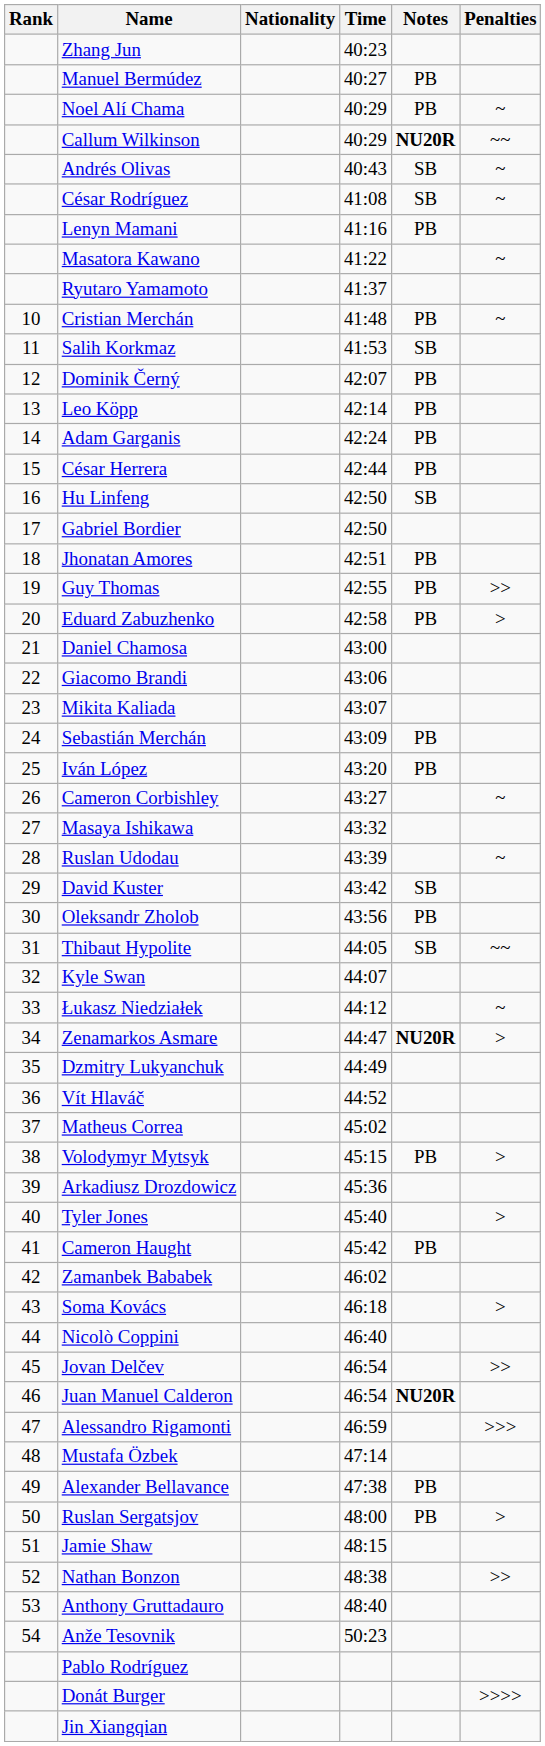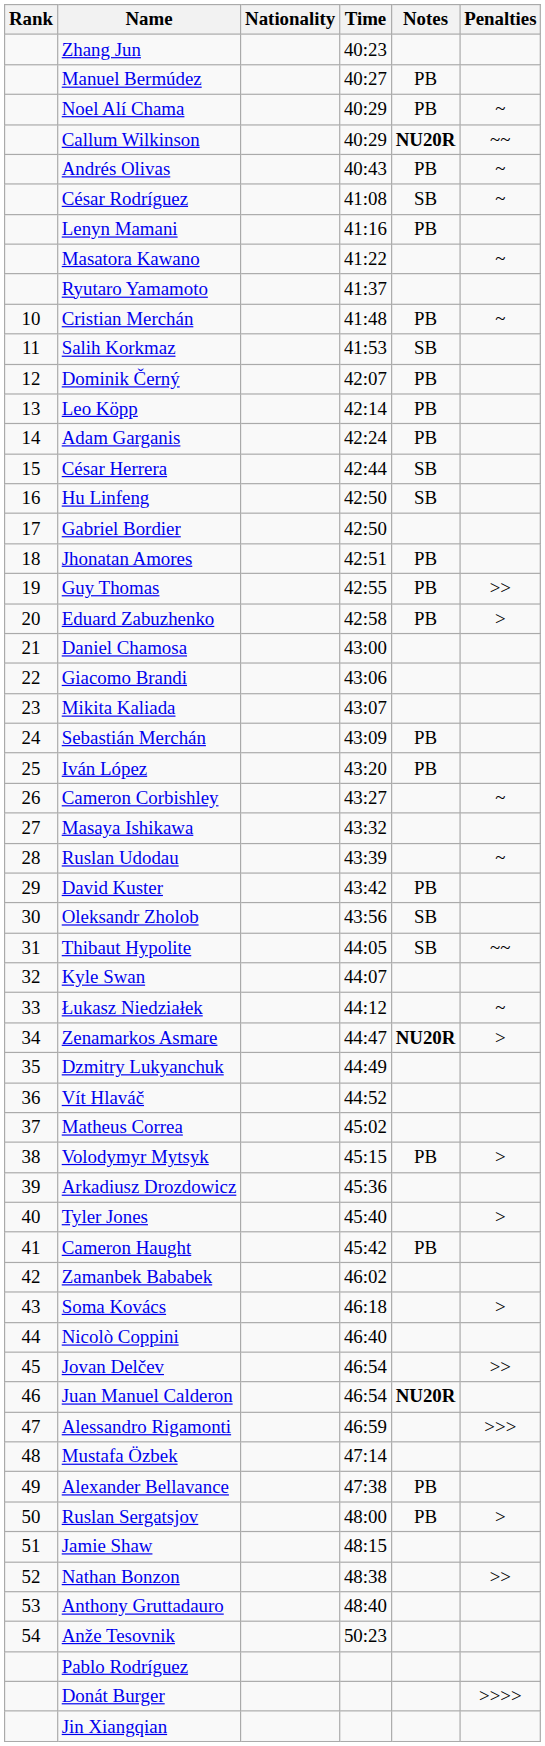(426, 169) SB -> (426, 169) PB
(426, 468) PB -> (426, 468) SB
(426, 887) SB -> (426, 887) PB
(426, 917) PB -> (426, 917) SB
